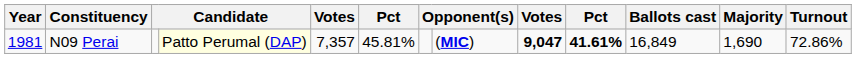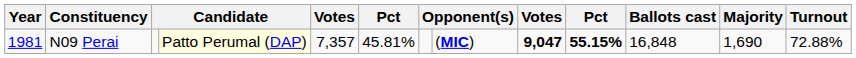(596, 41) 41.61% -> (596, 41) 55.15%
(653, 41) 16,849 -> (653, 41) 16,848
(816, 41) 72.86% -> (816, 41) 72.88%
